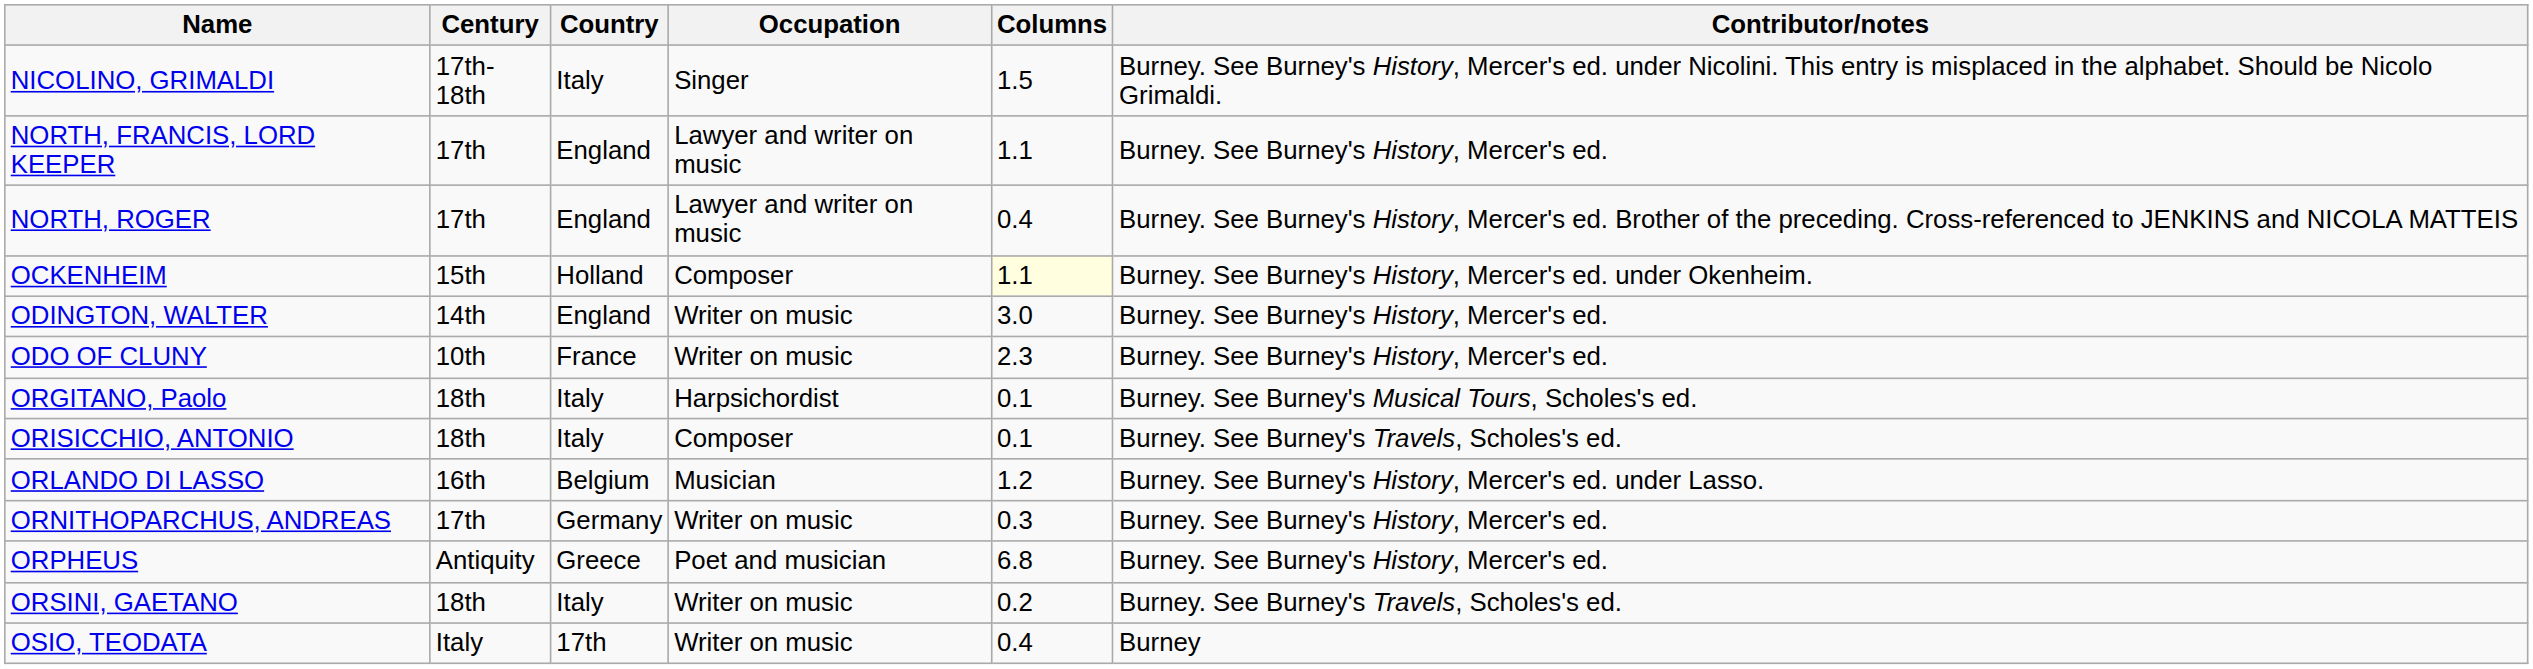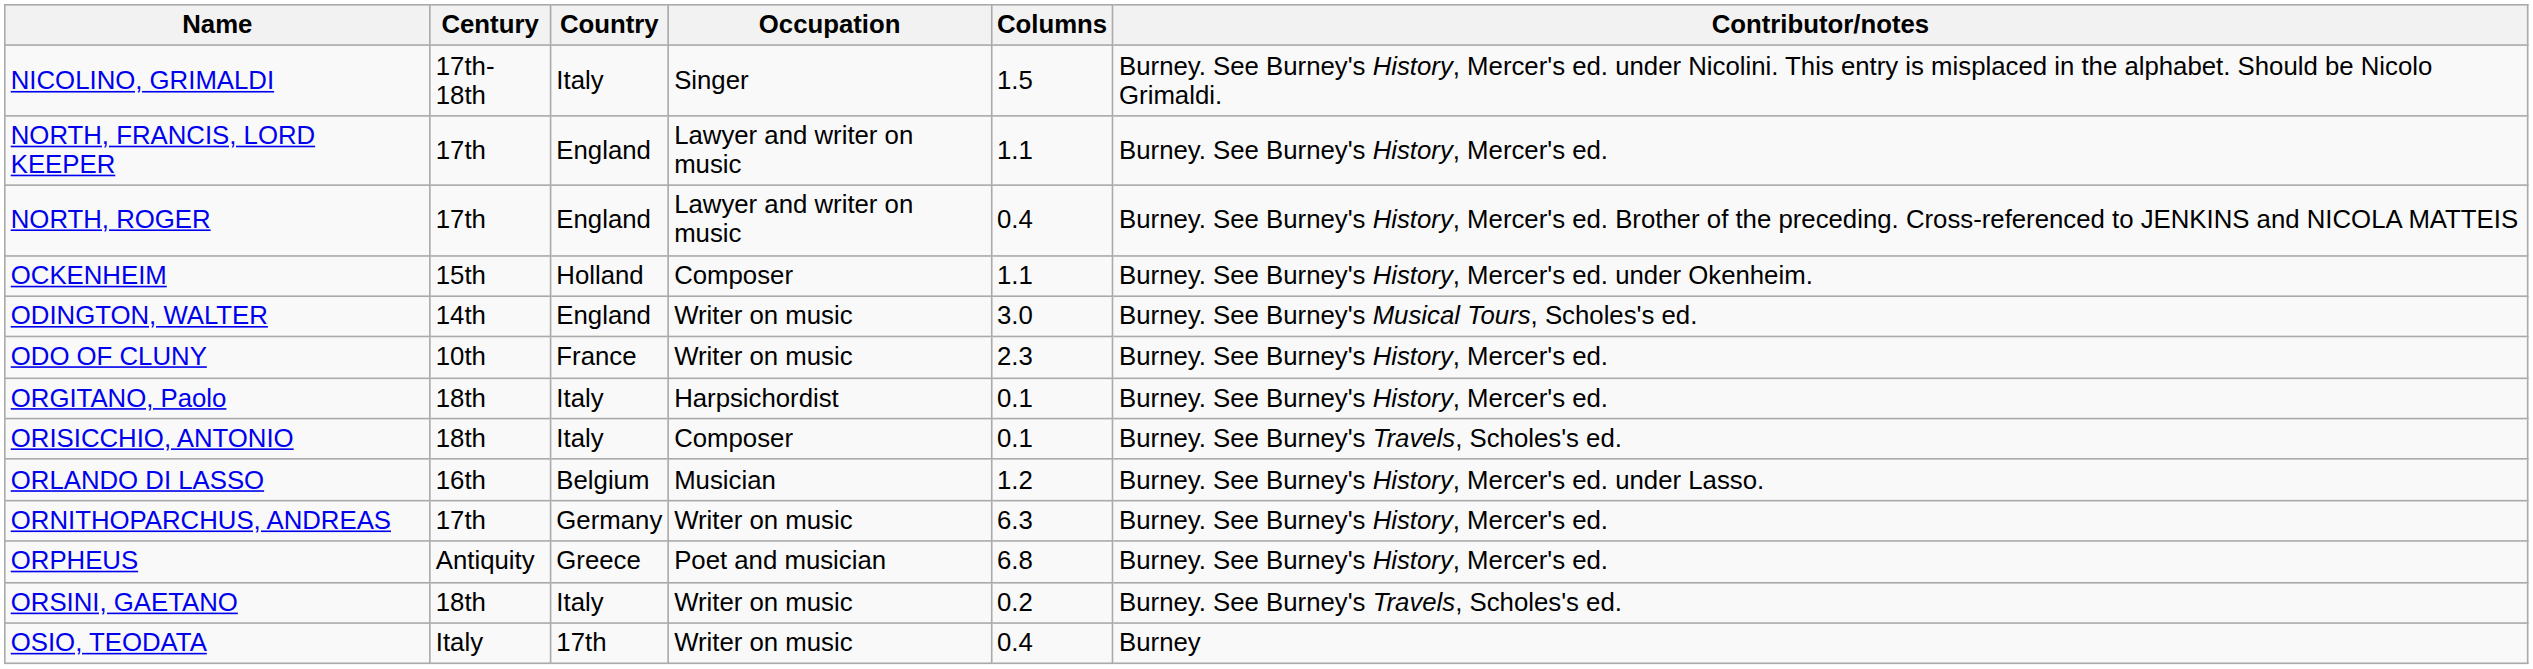(1015, 275) lightyellow background -> (1015, 275) no background
(1364, 316) Burney. See Burney's History, Mercer's ed. -> (1408, 316) Burney. See Burney's Musical Tours, Scholes's ed.
(1408, 397) Burney. See Burney's Musical Tours, Scholes's ed. -> (1364, 397) Burney. See Burney's History, Mercer's ed.
(1015, 520) 0.3 -> (1015, 520) 6.3
